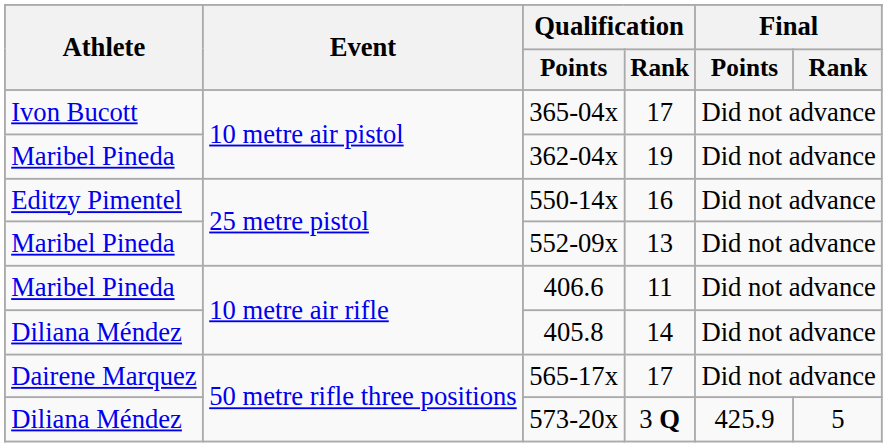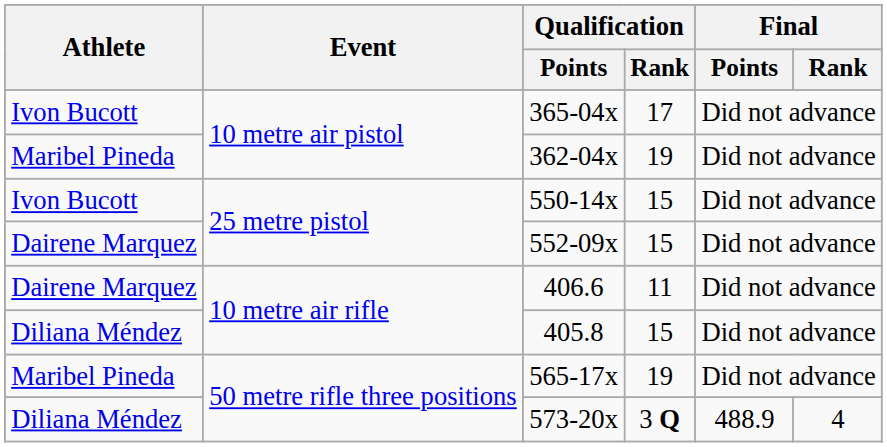(97, 200) Editzy Pimentel -> (74, 200) Ivon Bucott
(660, 200) 16 -> (660, 200) 15
(93, 244) Maribel Pineda -> (104, 244) Dairene Marquez
(660, 244) 13 -> (660, 244) 15
(93, 288) Maribel Pineda -> (104, 288) Dairene Marquez
(660, 332) 14 -> (660, 332) 15
(104, 375) Dairene Marquez -> (93, 375) Maribel Pineda
(660, 375) 17 -> (660, 375) 19
(745, 419) 425.9 -> (745, 419) 488.9
(838, 419) 5 -> (838, 419) 4
